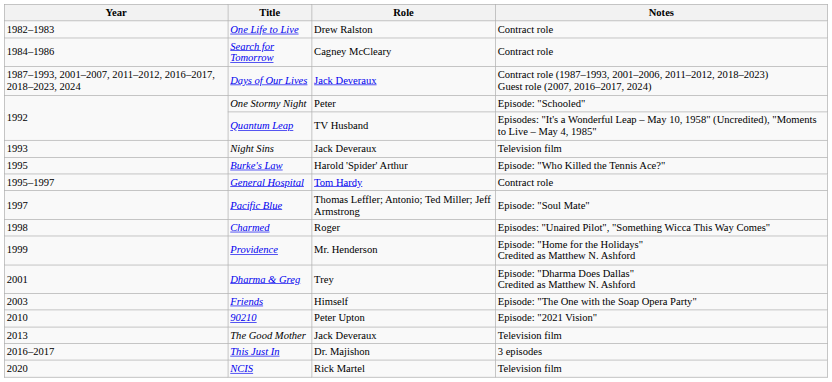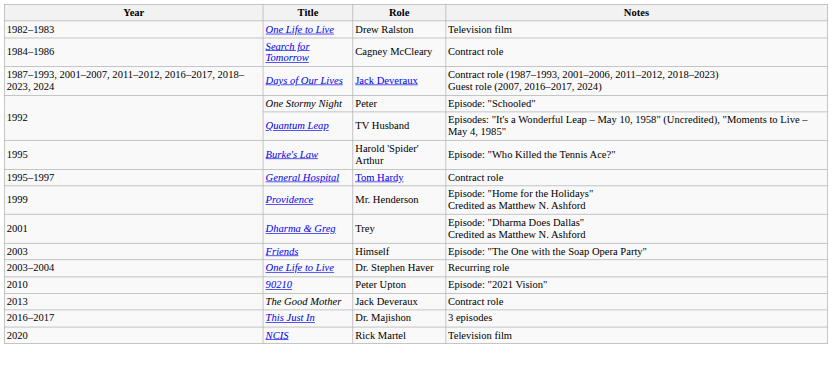(525, 29) Contract role -> (480, 29) Television film
- row: (17, 148)
- row: (17, 205)
- row: (17, 227)
+ row: (31, 268)
(530, 335) Television film -> (476, 301) Contract role
